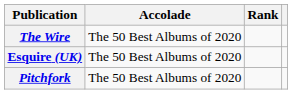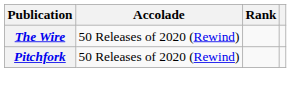(165, 36) The 50 Best Albums of 2020 -> (159, 36) 50 Releases of 2020 (Rewind)
- row: (45, 57)
(165, 78) The 50 Best Albums of 2020 -> (159, 57) 50 Releases of 2020 (Rewind)
